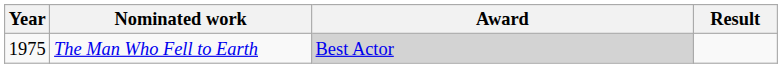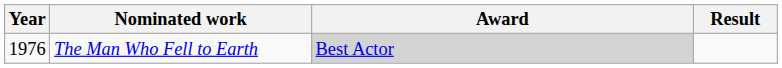(27, 48) 1975 -> (27, 48) 1976
